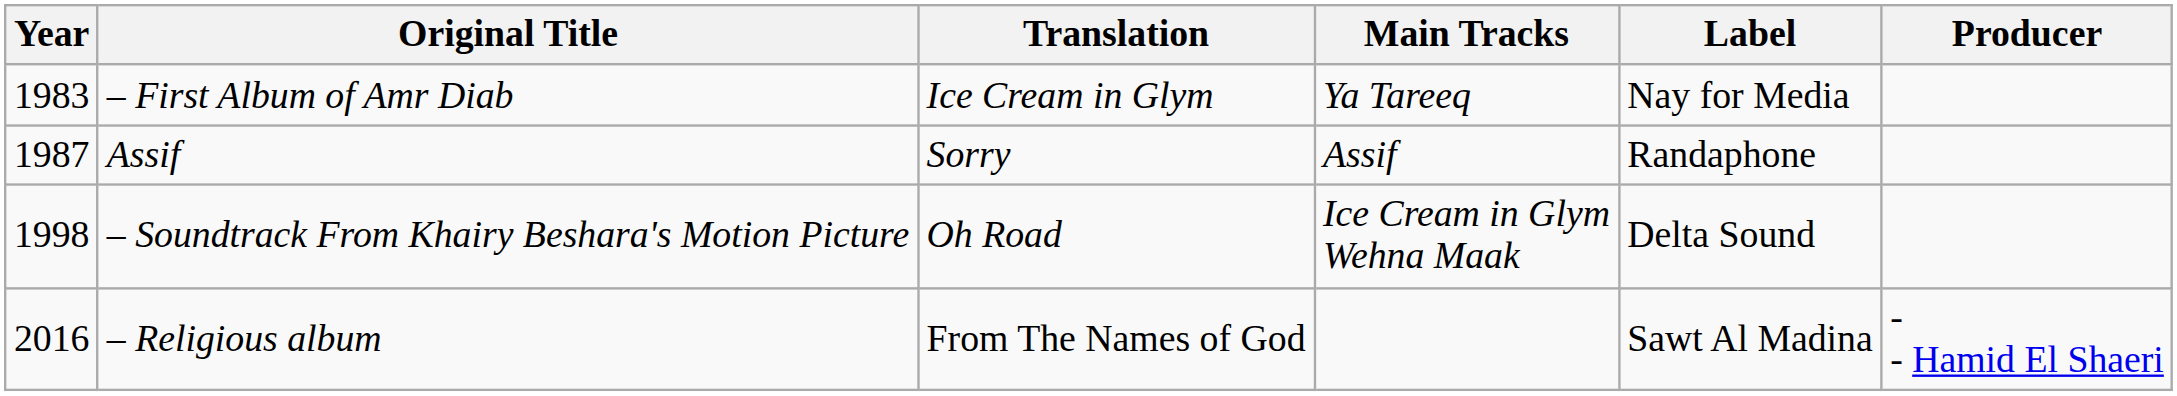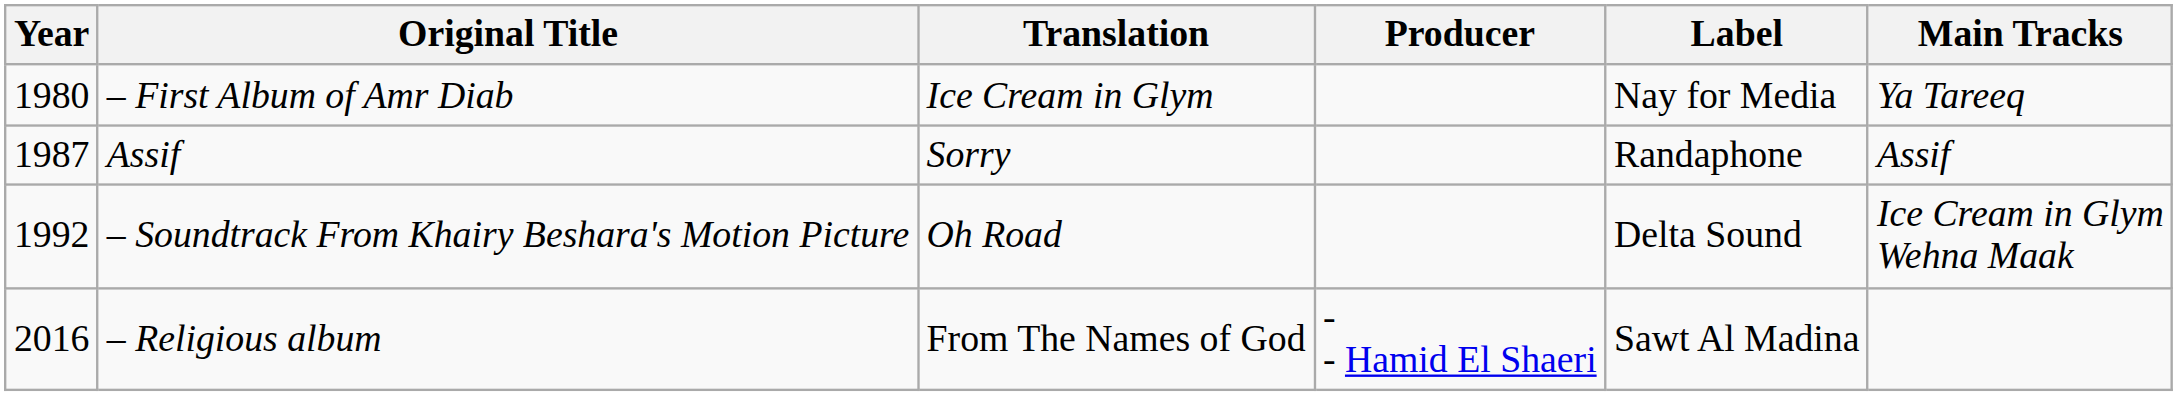columns swapped: (2027, 34) <-> (1466, 34)
(52, 94) 1983 -> (52, 94) 1980
(52, 235) 1998 -> (52, 235) 1992
